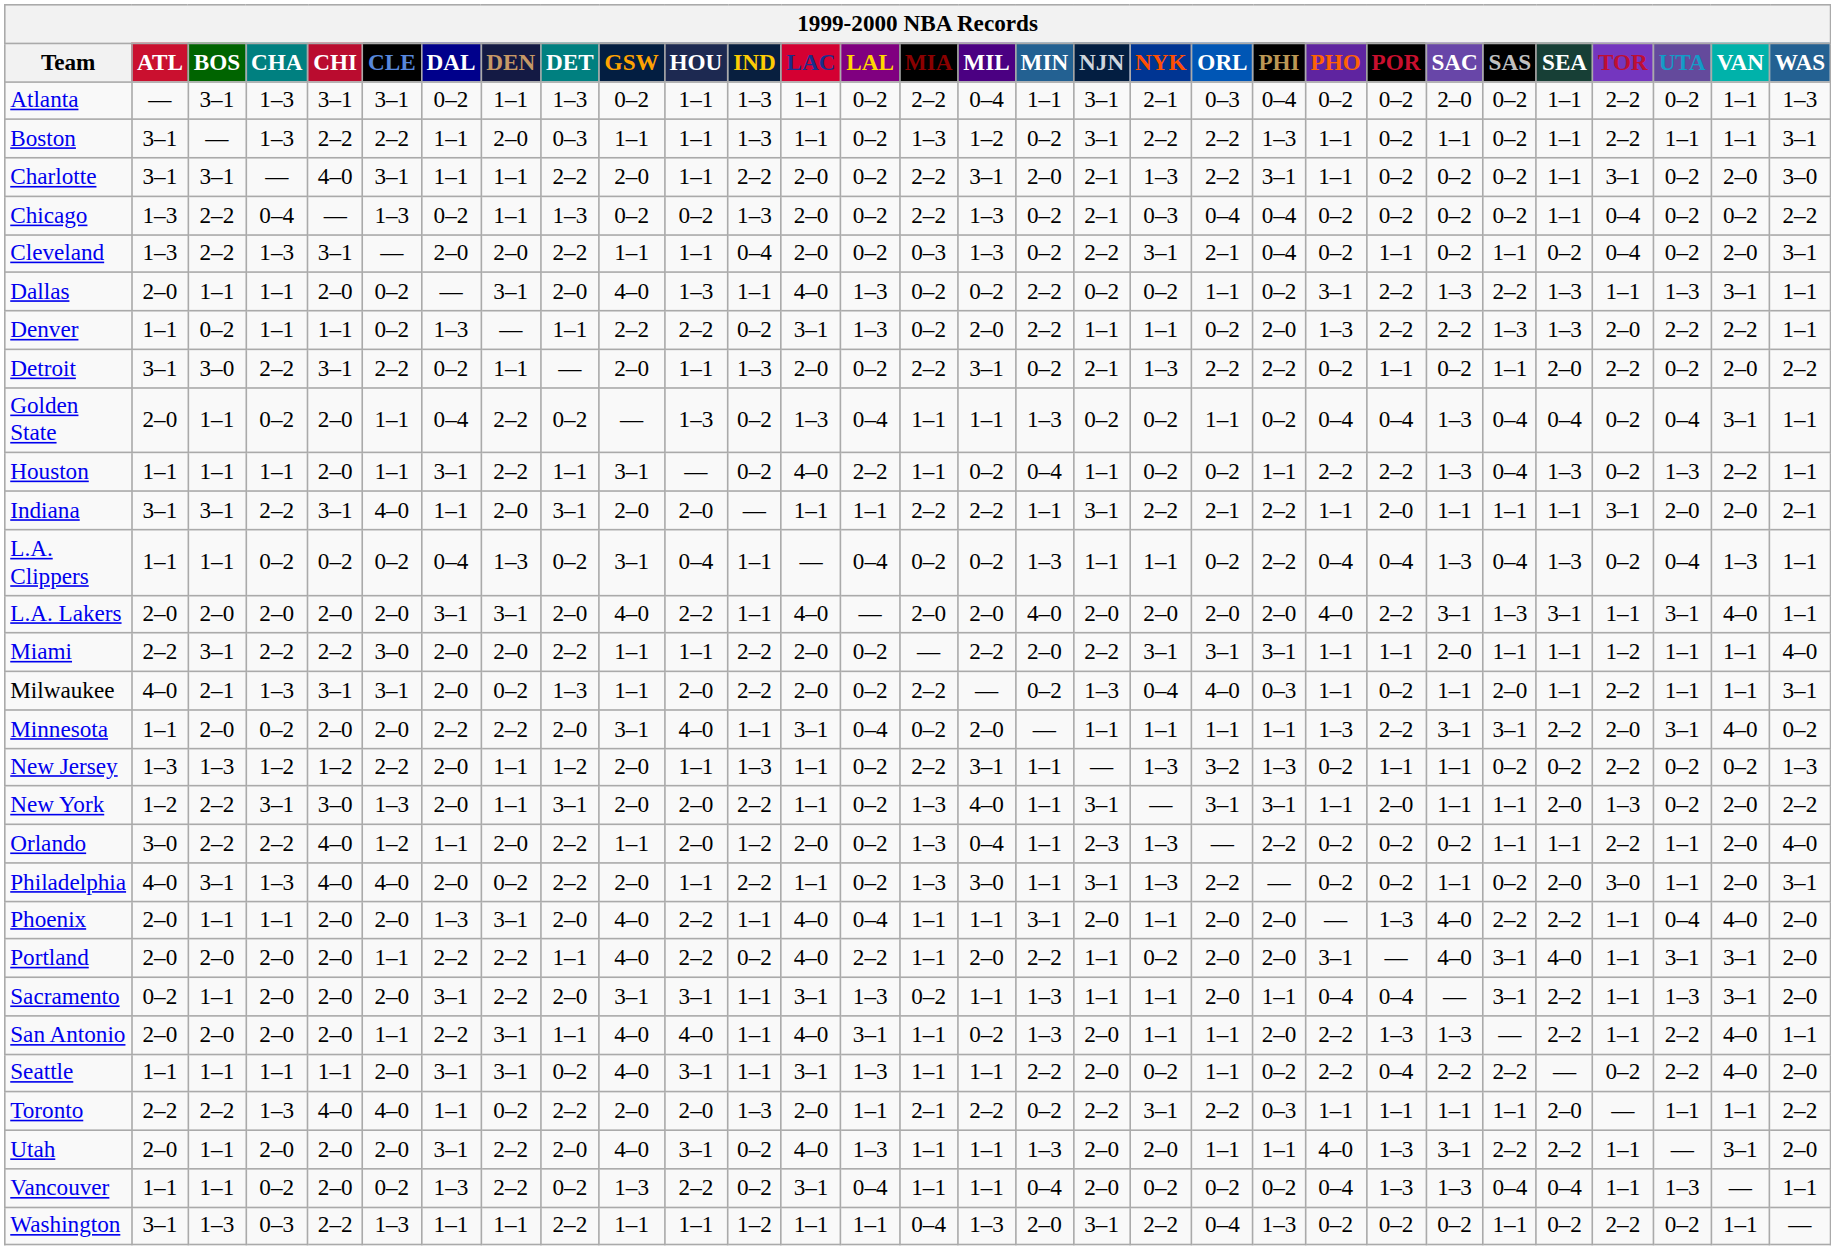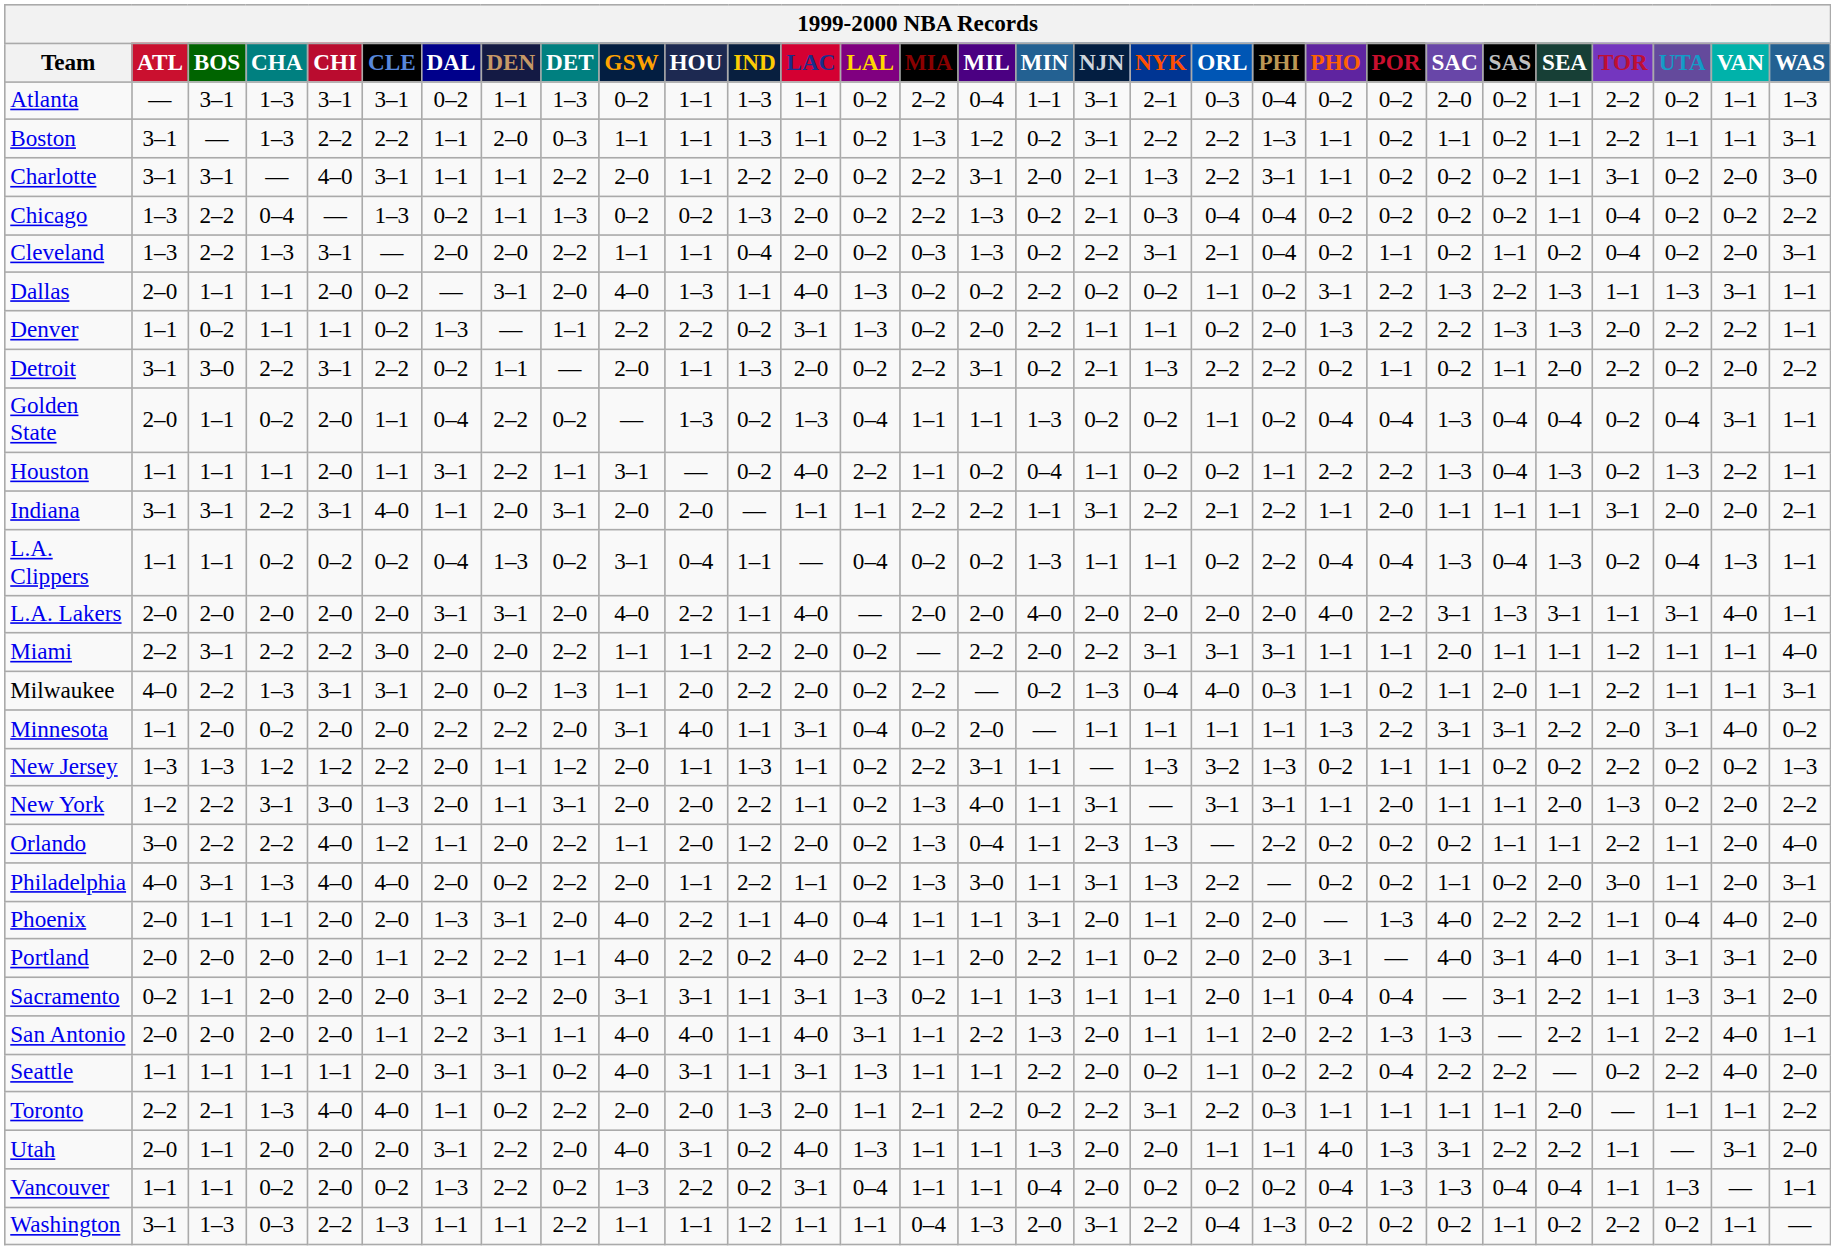(217, 690) 2–1 -> (217, 690) 2–2
(987, 1034) 0–2 -> (987, 1034) 2–2
(217, 1111) 2–2 -> (217, 1111) 2–1
